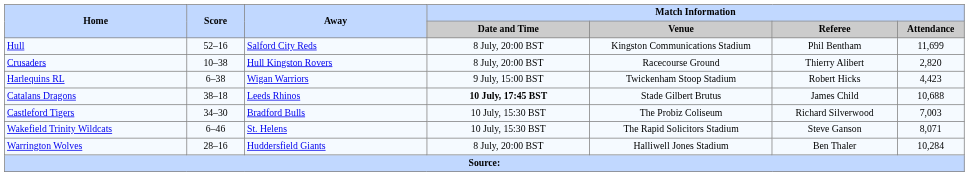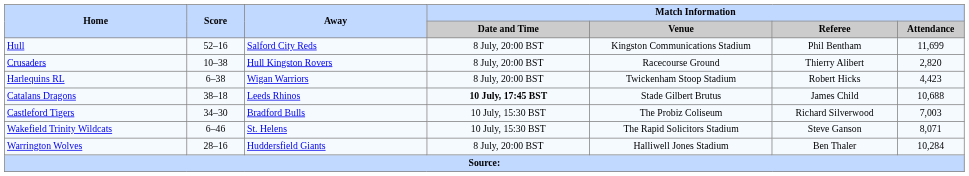(508, 79) 9 July, 15:00 BST -> (508, 79) 8 July, 20:00 BST
